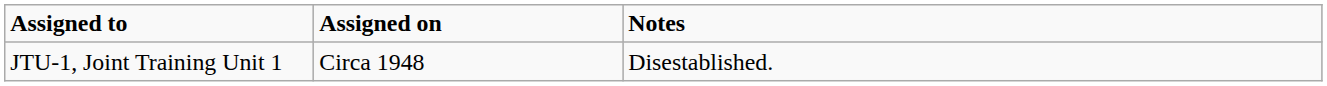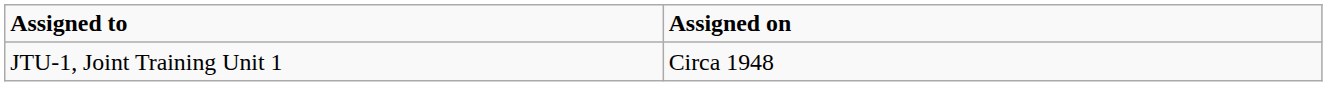- column: (657, 23)
